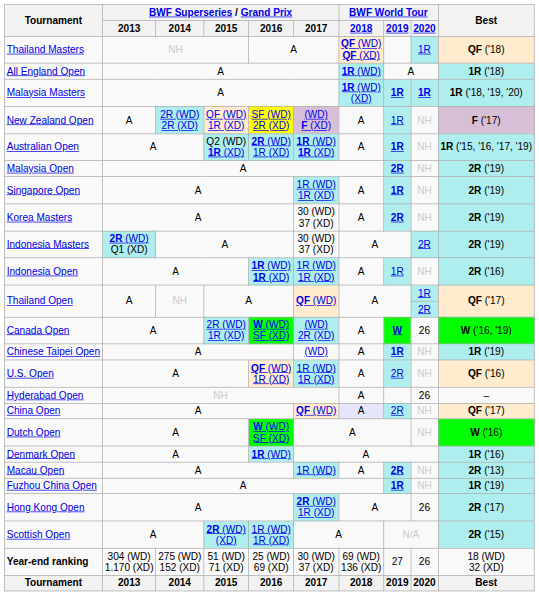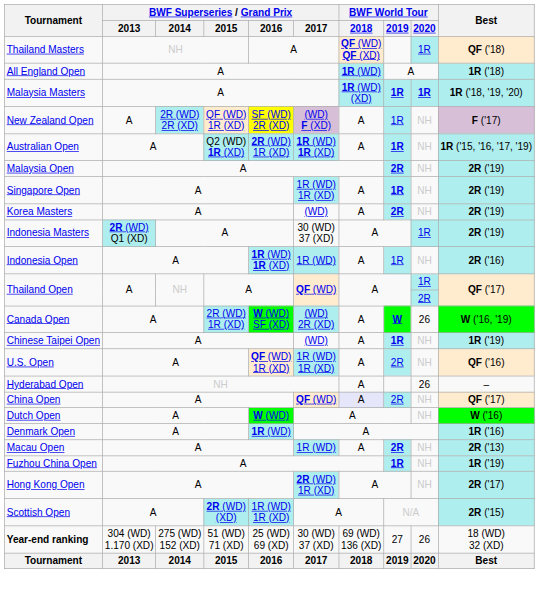(316, 218) 30 (WD) 37 (XD) -> (316, 212) (WD)
(424, 245) 2R -> (424, 234) 1R
(316, 272) 1R (WD) 1R (XD) -> (316, 261) 1R (WD)
(271, 433) W (WD) SF (XD) -> (271, 416) W (WD)
(424, 508) 26 -> (424, 485) NH
